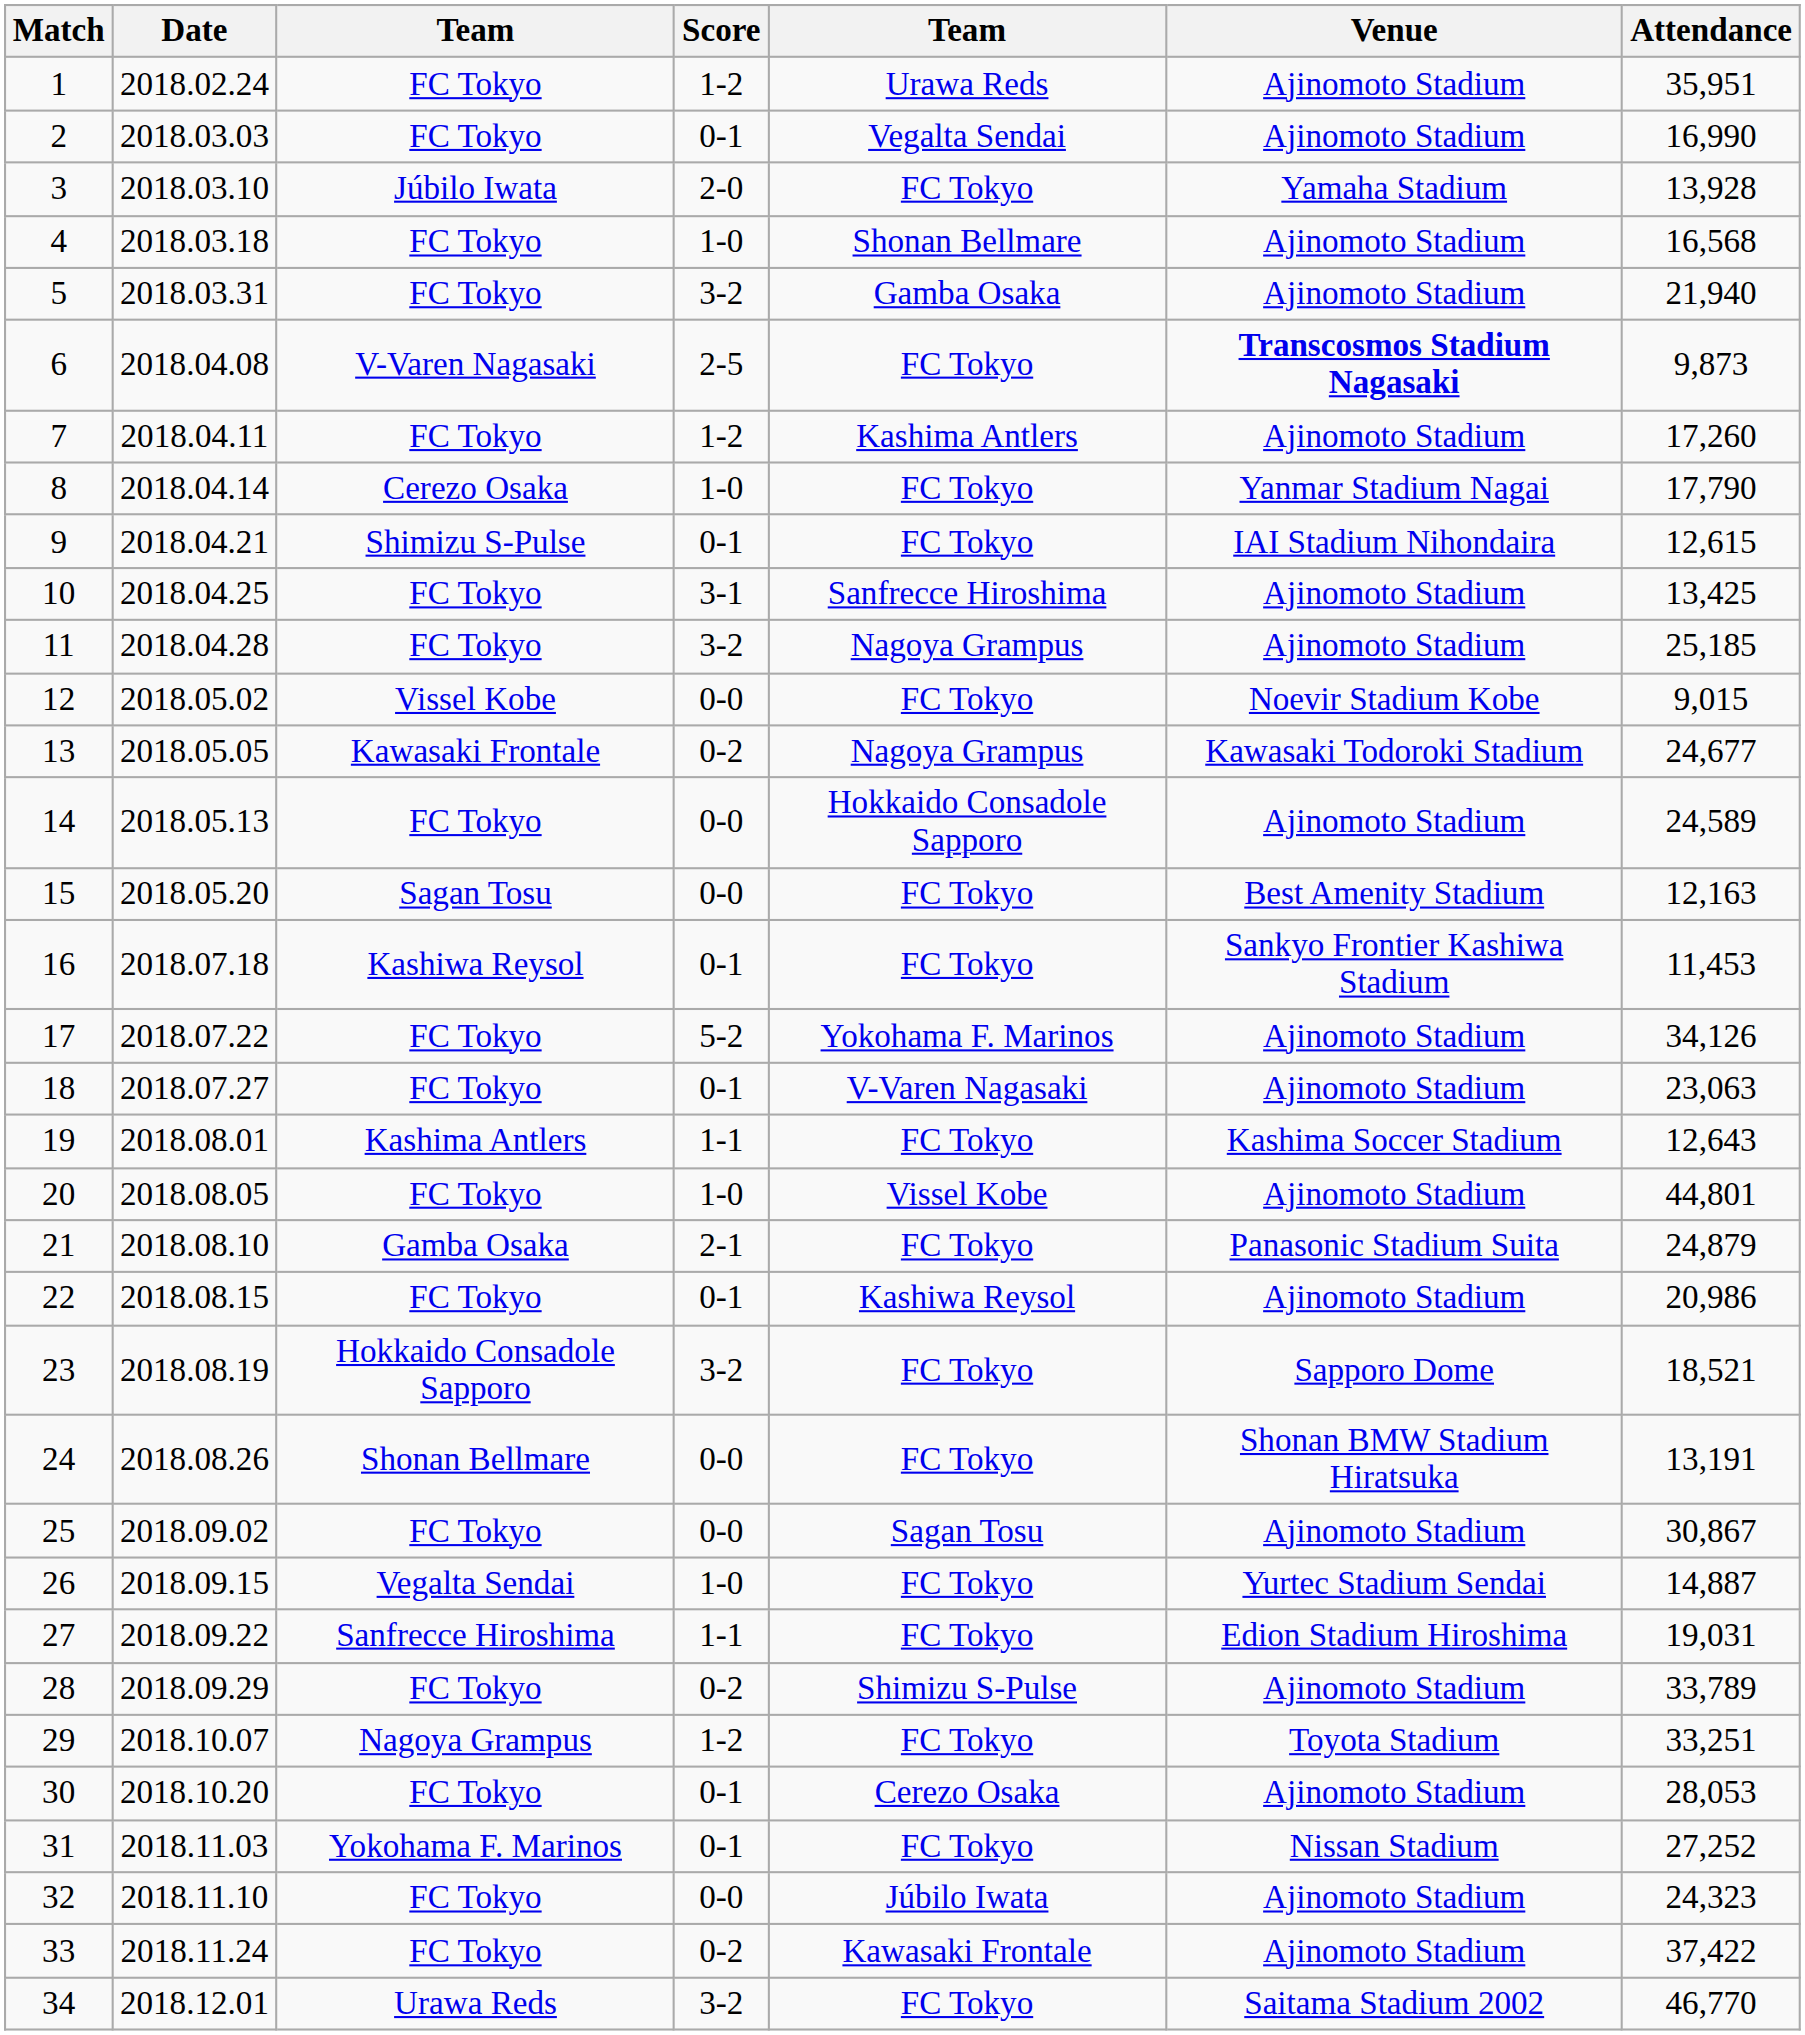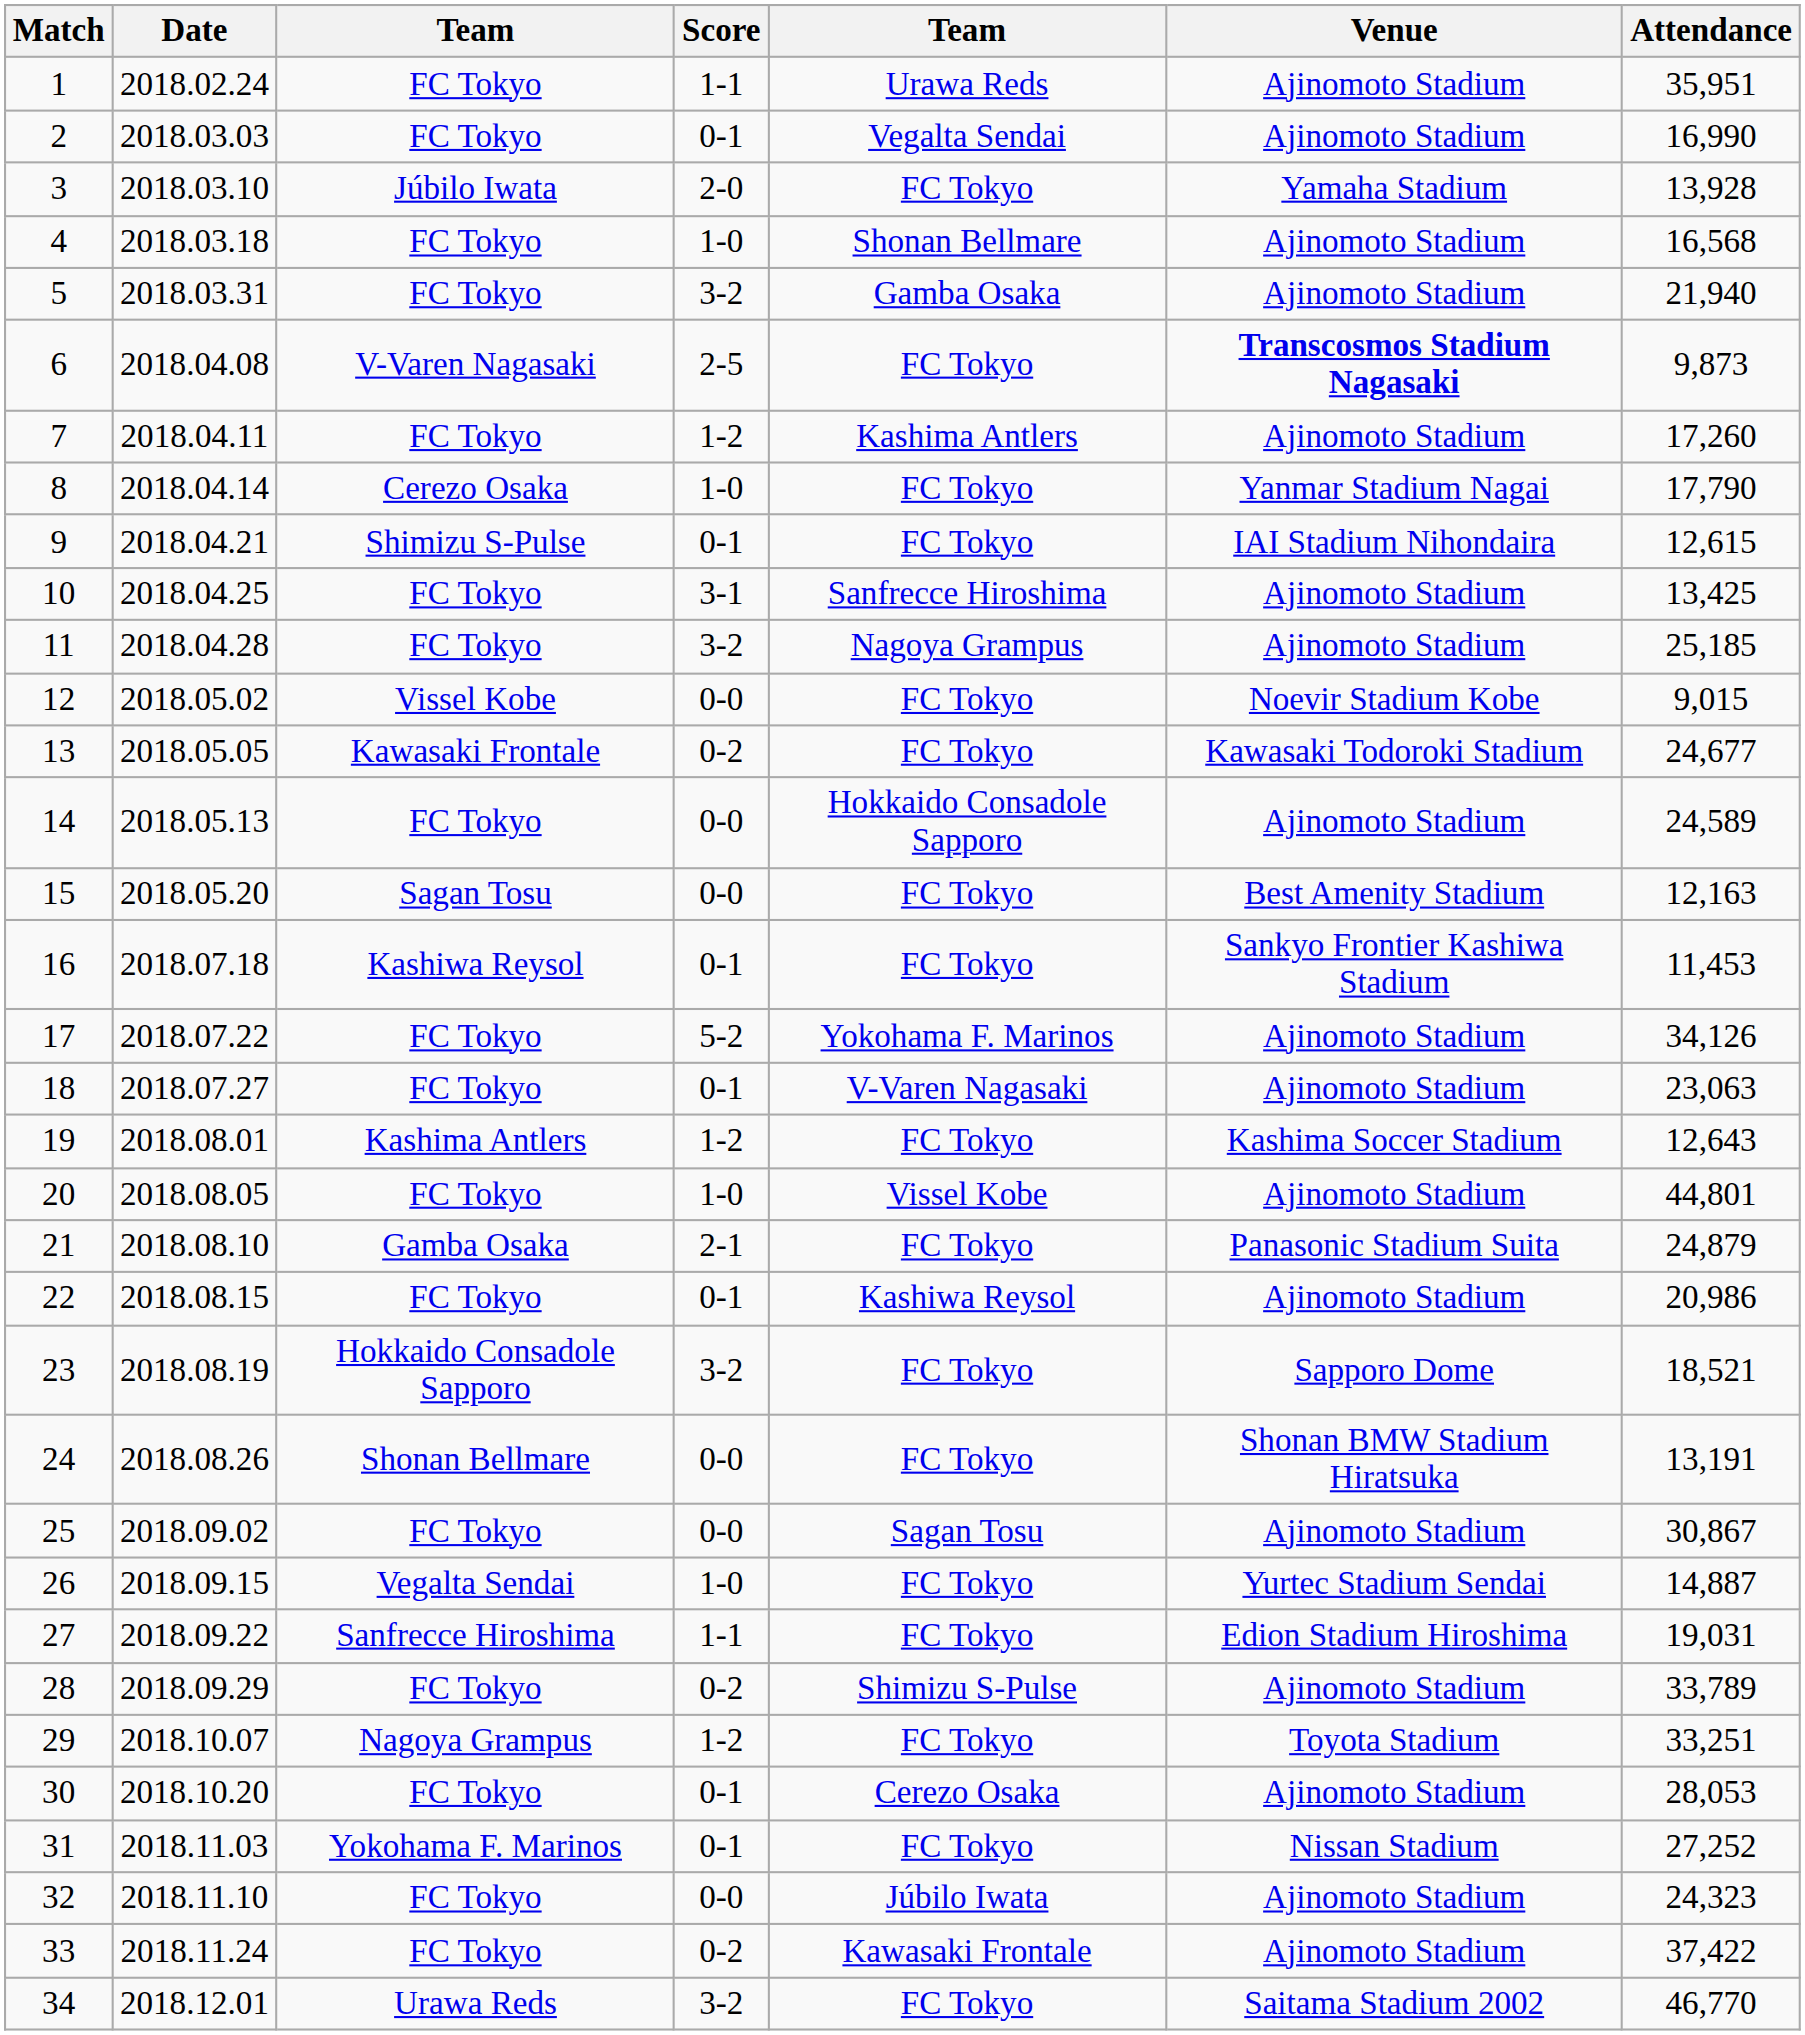(721, 83) 1-2 -> (721, 83) 1-1
(967, 750) Nagoya Grampus -> (967, 750) FC Tokyo
(721, 1140) 1-1 -> (721, 1140) 1-2
